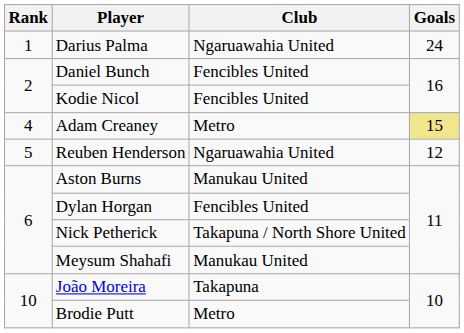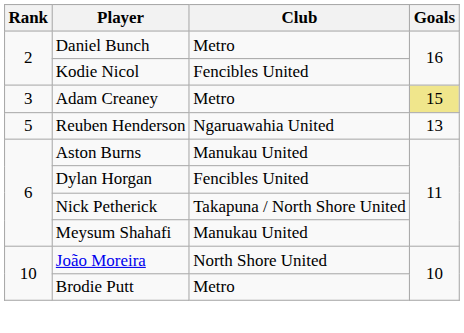- row: (102, 44)
(251, 71) Fencibles United -> (214, 44) Metro
(28, 125) 4 -> (28, 98) 3
(434, 152) 12 -> (434, 125) 13
(226, 286) Takapuna -> (260, 260) North Shore United
